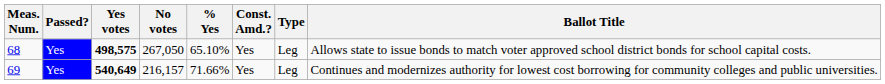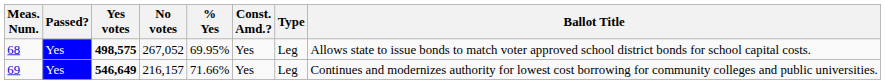(163, 49) 267,050 -> (163, 49) 267,052
(210, 49) 65.10% -> (210, 49) 69.95%
(116, 69) 540,649 -> (116, 69) 546,649
